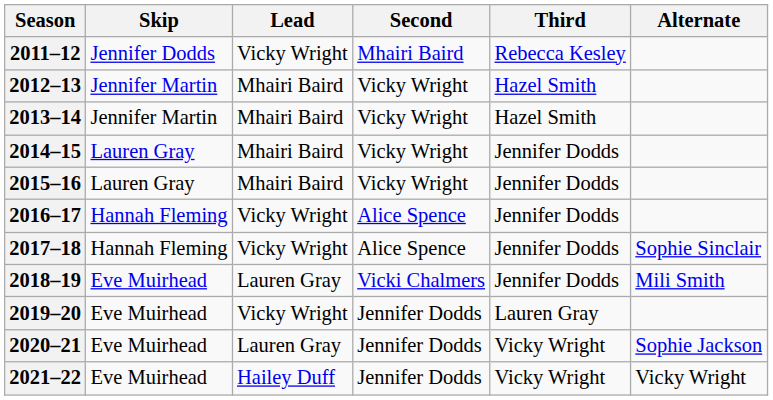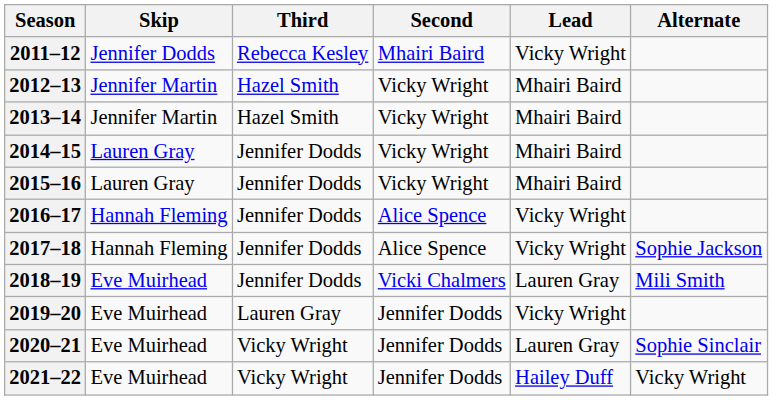columns swapped: (560, 20) <-> (292, 20)
(698, 248) Sophie Sinclair -> (699, 248) Sophie Jackson
(699, 345) Sophie Jackson -> (698, 345) Sophie Sinclair
